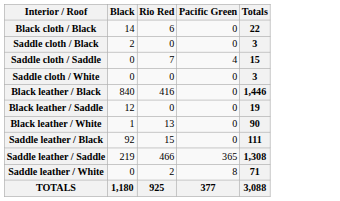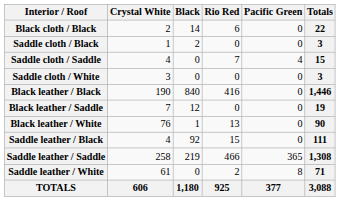+ column: (140, 12)
